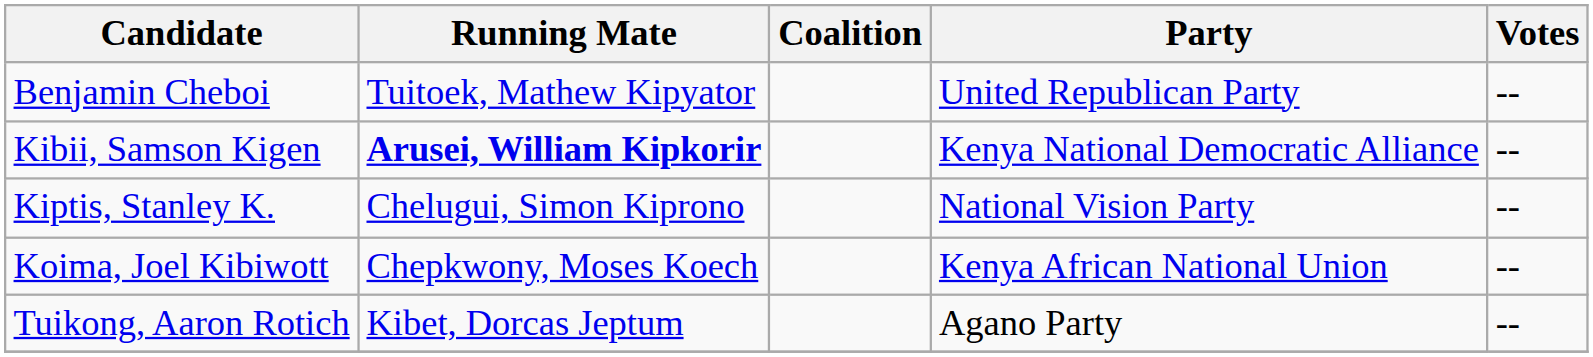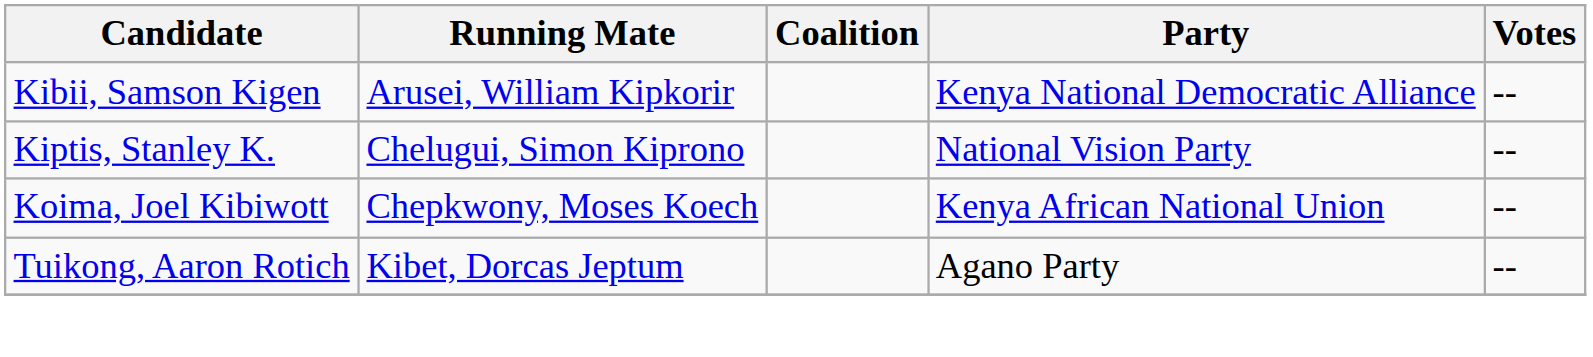- row: (142, 91)
(564, 149) bold -> (550, 91) normal
